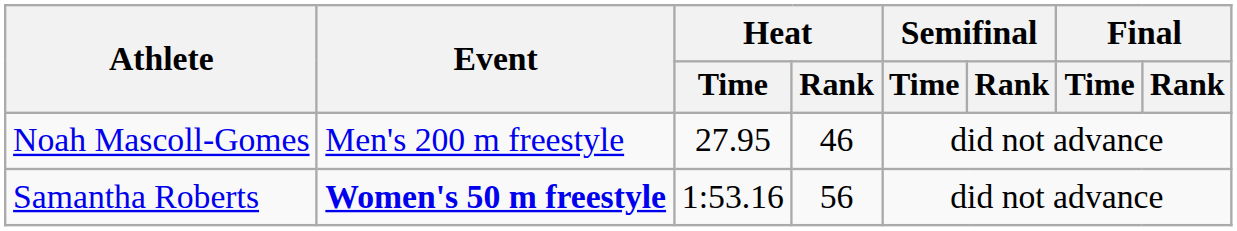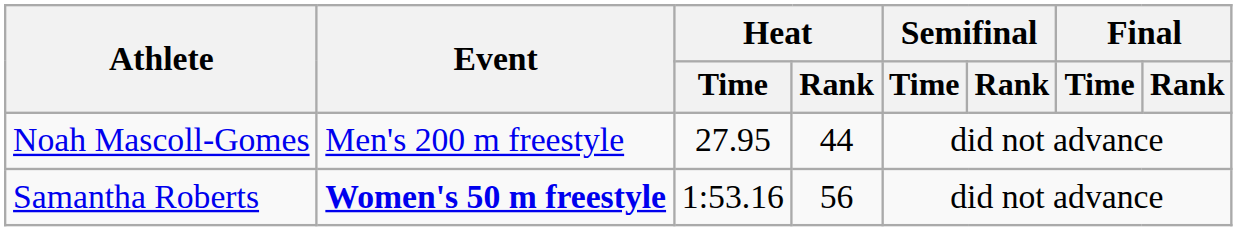(837, 140) 46 -> (837, 140) 44
